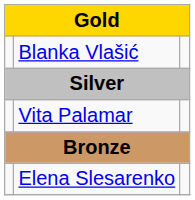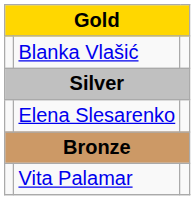rows swapped: (97, 178) <-> (76, 115)
